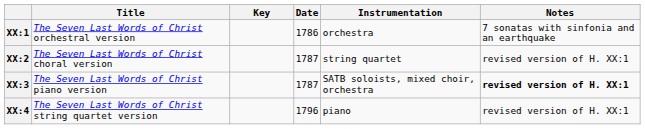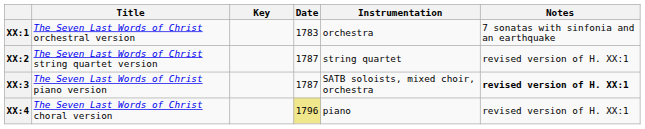(307, 33) 1786 -> (307, 33) 1783
(118, 59) The Seven Last Words of Christ choral version -> (118, 59) The Seven Last Words of Christ string quartet version
(118, 111) The Seven Last Words of Christ string quartet version -> (118, 111) The Seven Last Words of Christ choral version
(307, 111) no background -> (307, 111) khaki background
